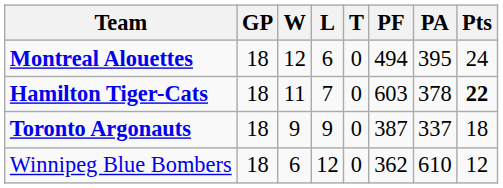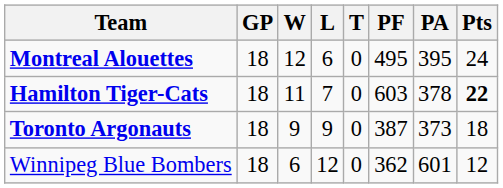(391, 58) 494 -> (391, 58) 495
(435, 129) 337 -> (435, 129) 373
(435, 164) 610 -> (435, 164) 601
